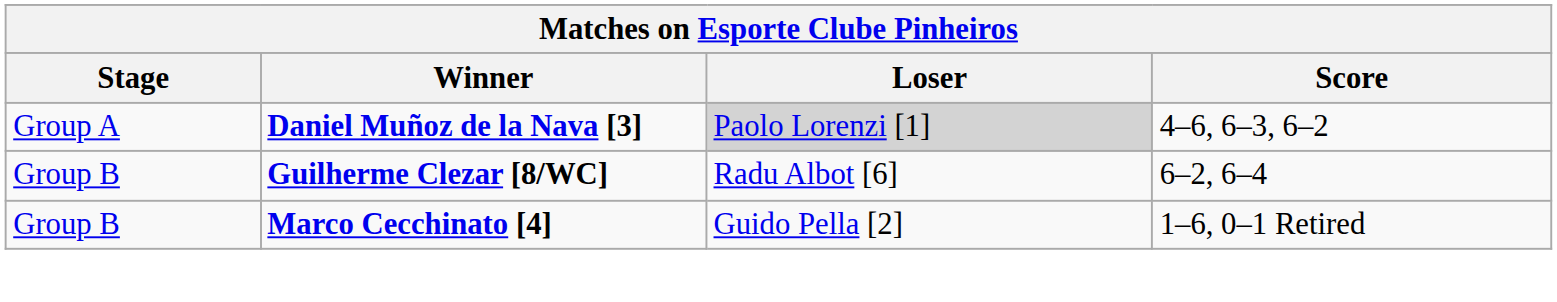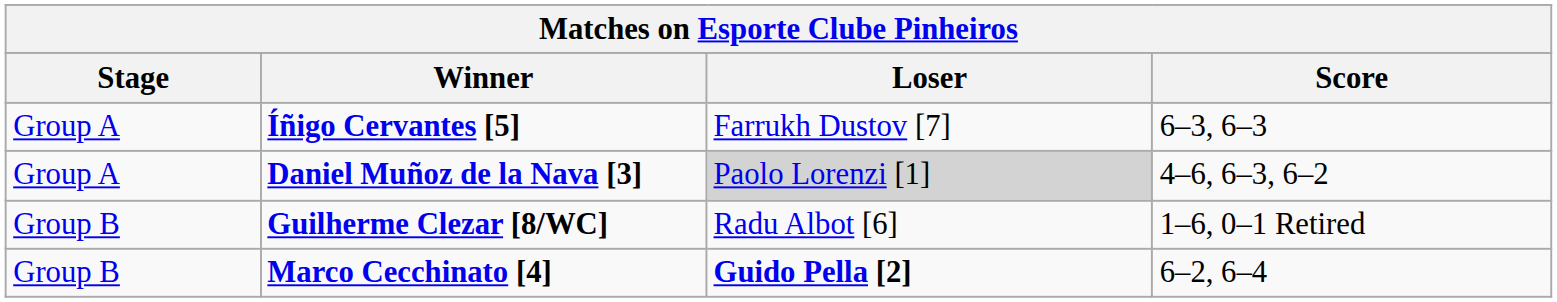+ row: (394, 126)
(1213, 175) 6–2, 6–4 -> (1262, 223) 1–6, 0–1 Retired
(808, 223) normal -> (813, 272) bold
(1262, 223) 1–6, 0–1 Retired -> (1213, 272) 6–2, 6–4
